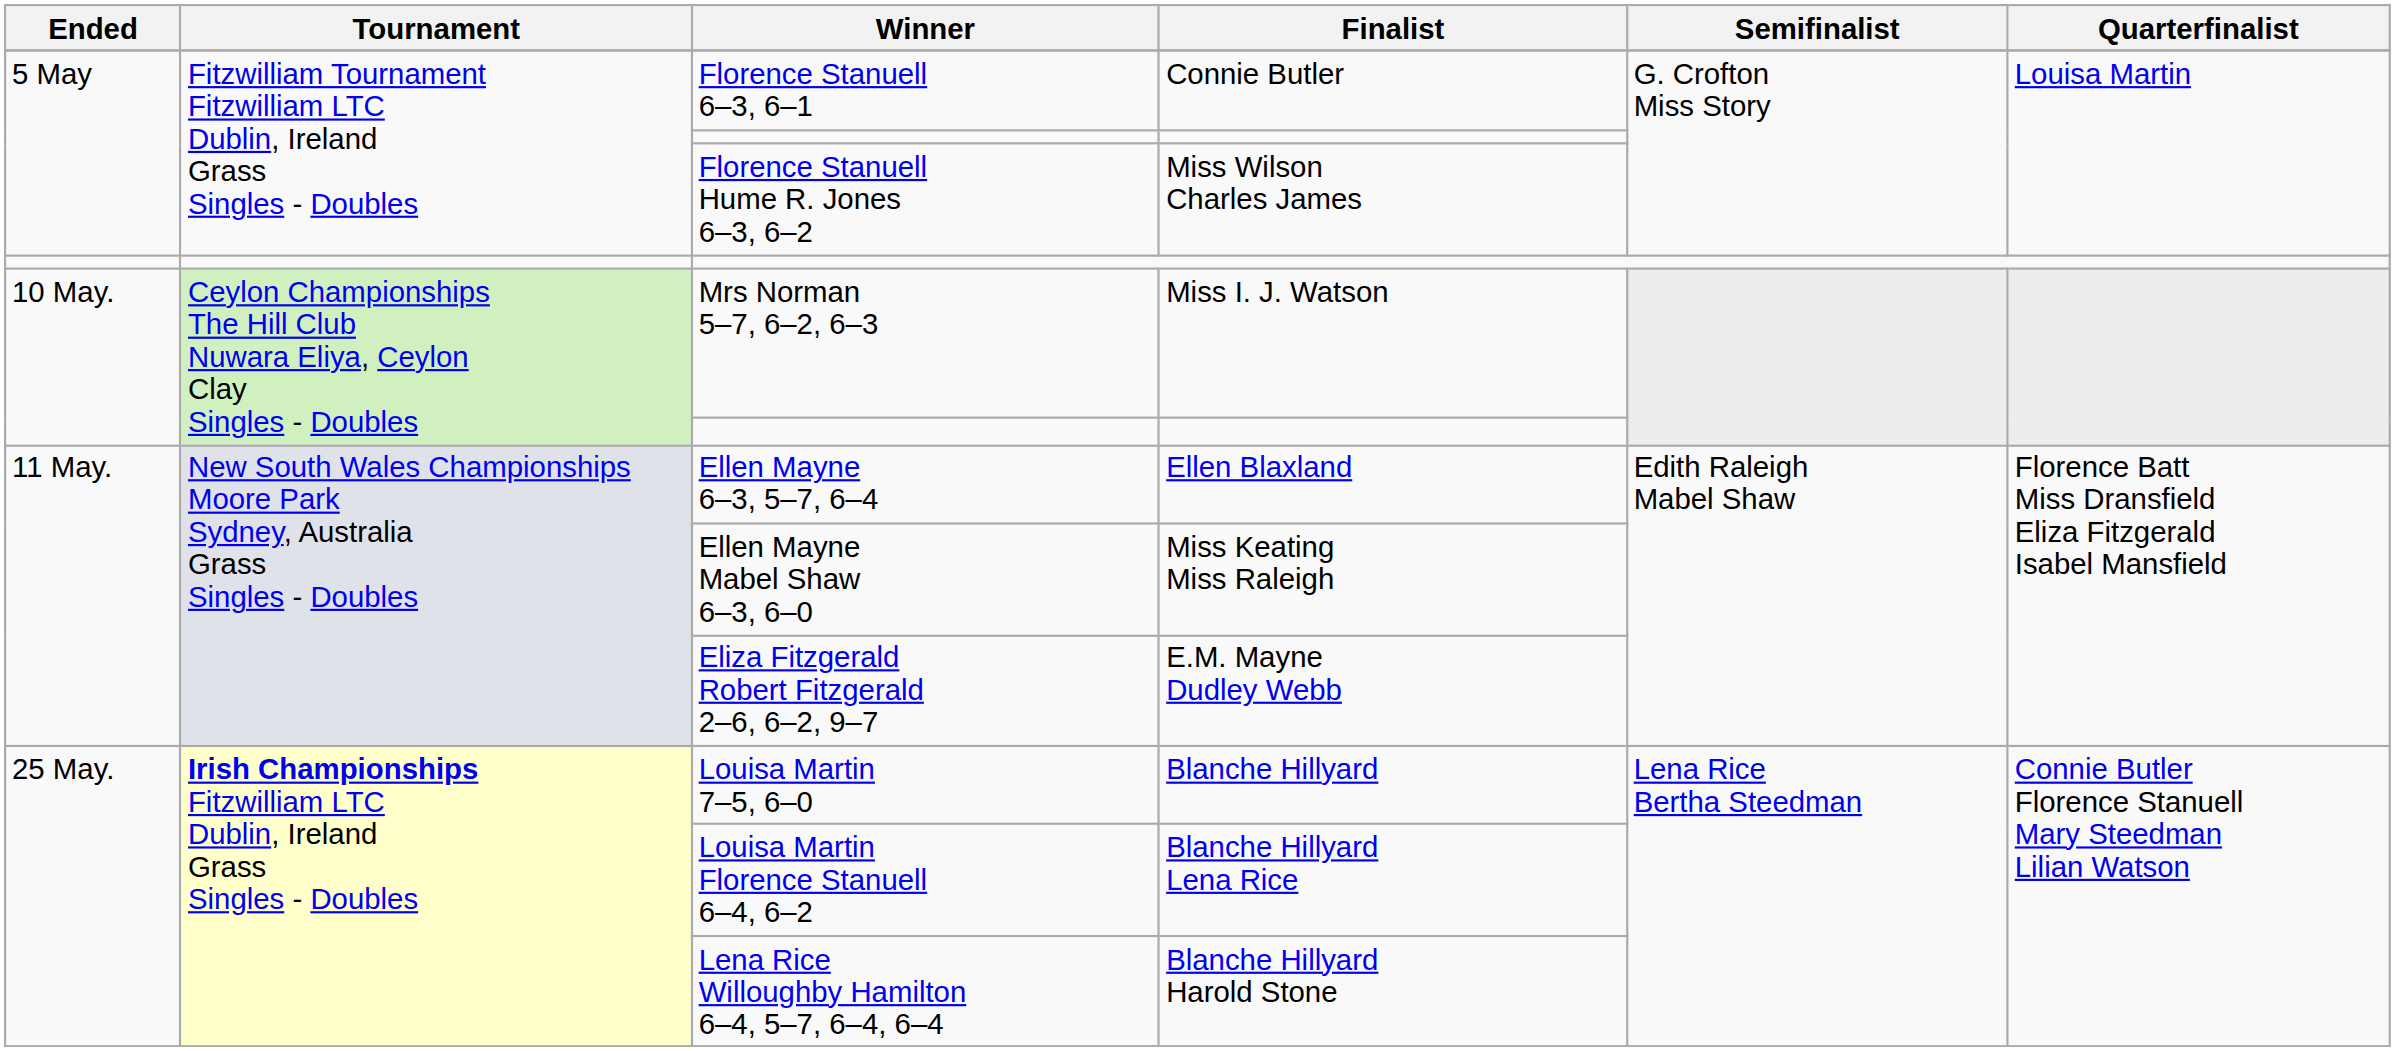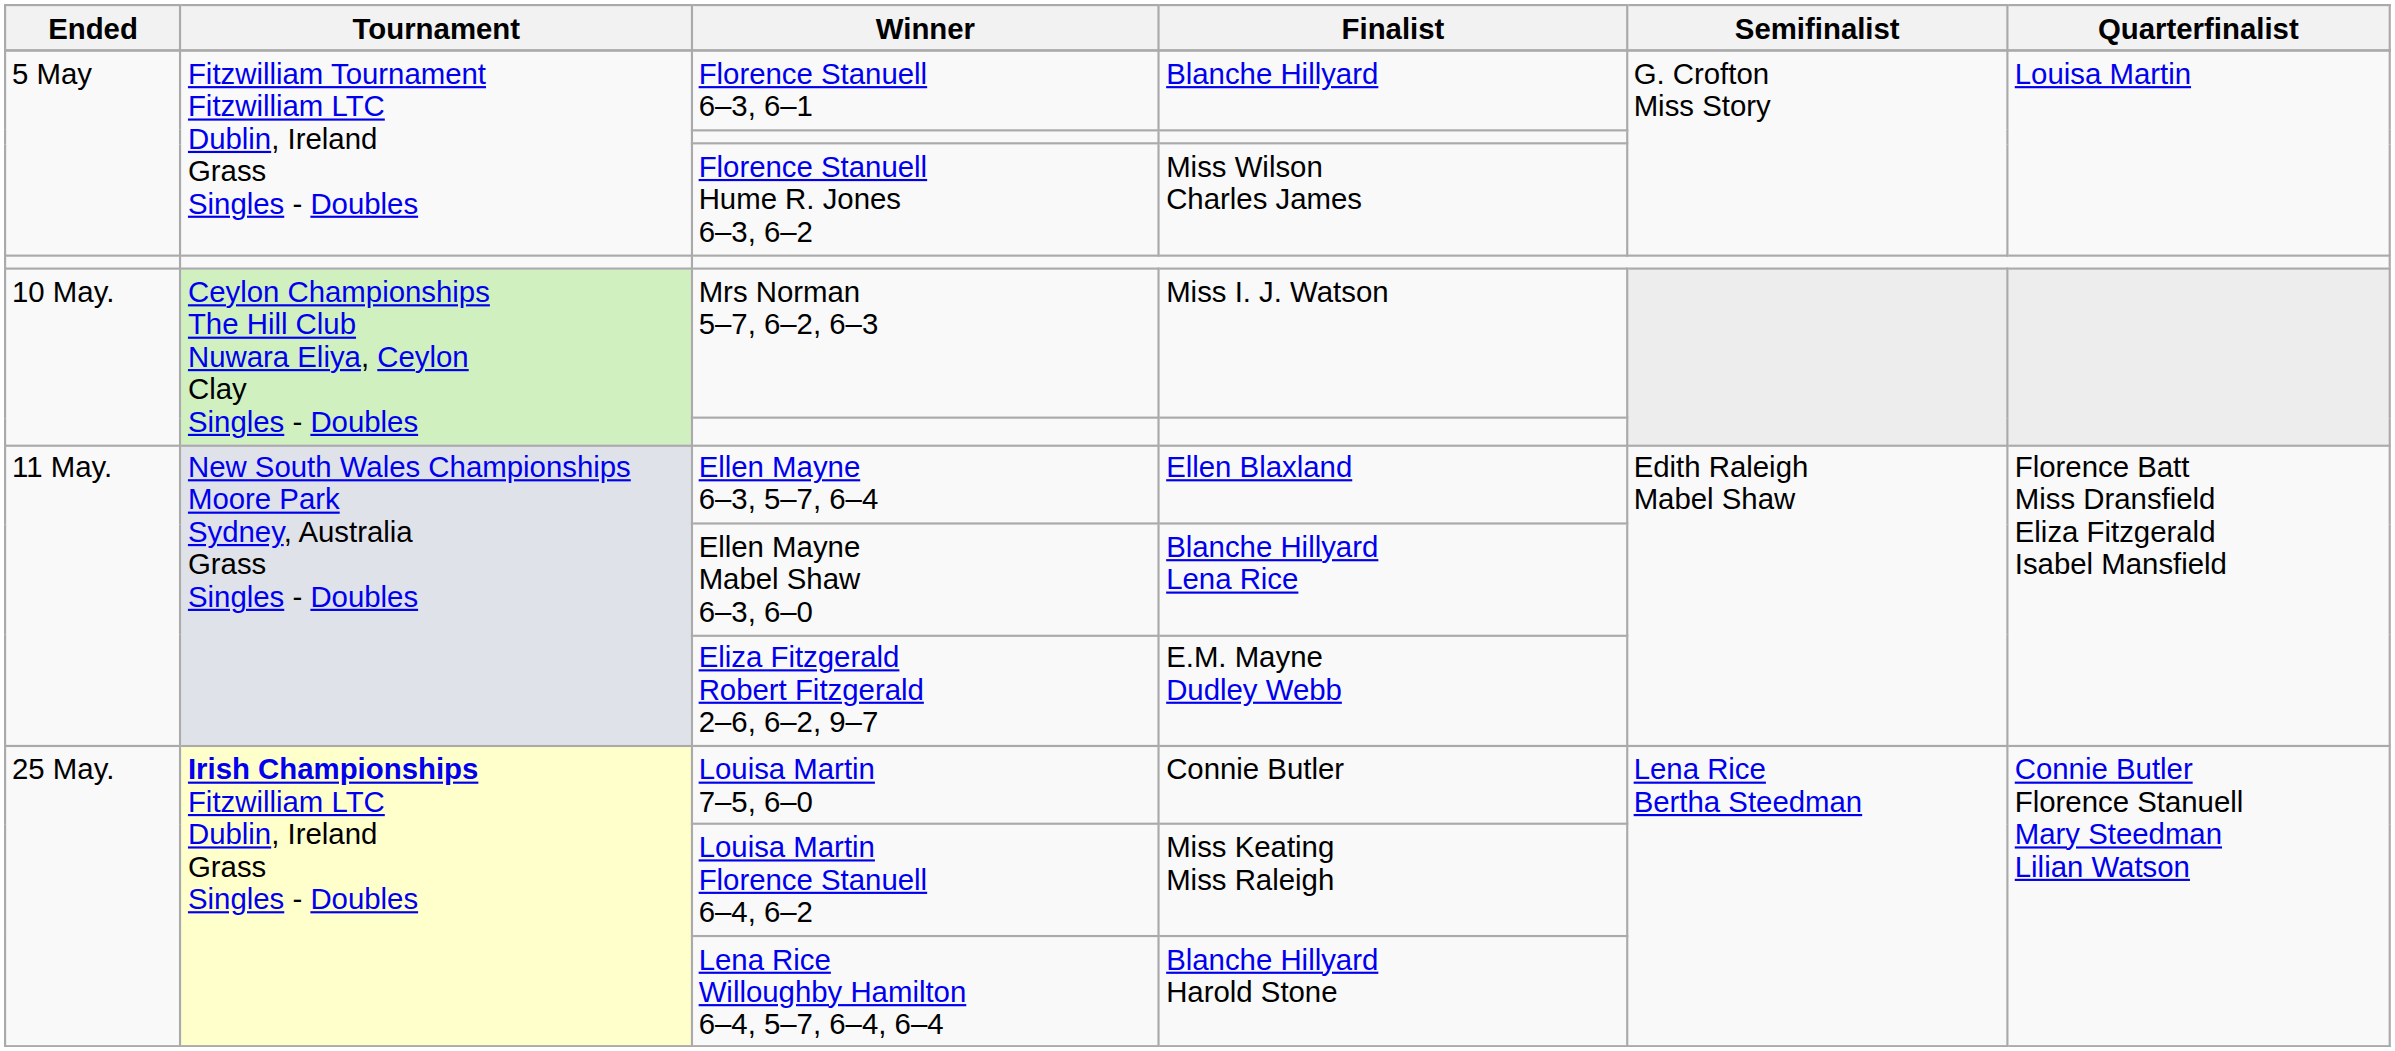(1255, 74) Connie Butler -> (1272, 74) Blanche Hillyard
(1250, 563) Miss Keating Miss Raleigh -> (1272, 563) Blanche Hillyard Lena Rice
(1272, 769) Blanche Hillyard -> (1255, 769) Connie Butler
(1272, 863) Blanche Hillyard Lena Rice -> (1250, 863) Miss Keating Miss Raleigh
